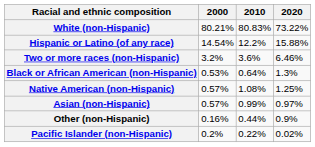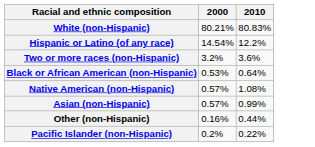- column: (292, 12)
